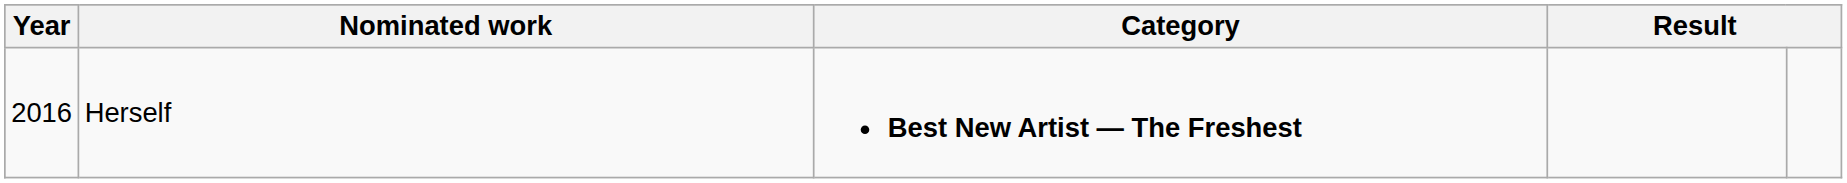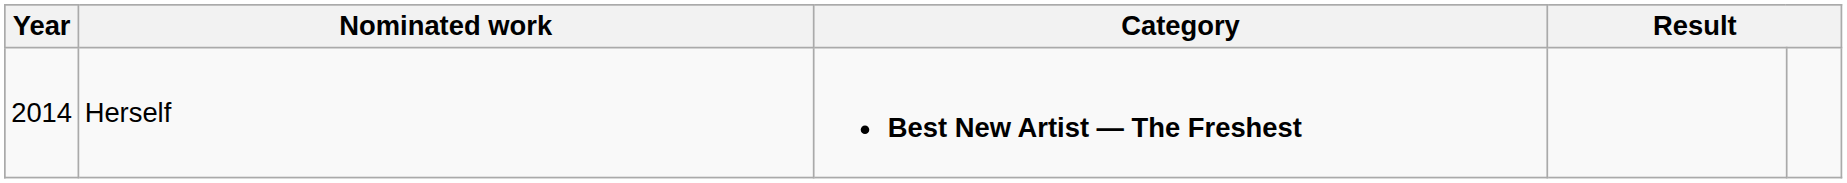(42, 112) 2016 -> (42, 112) 2014
